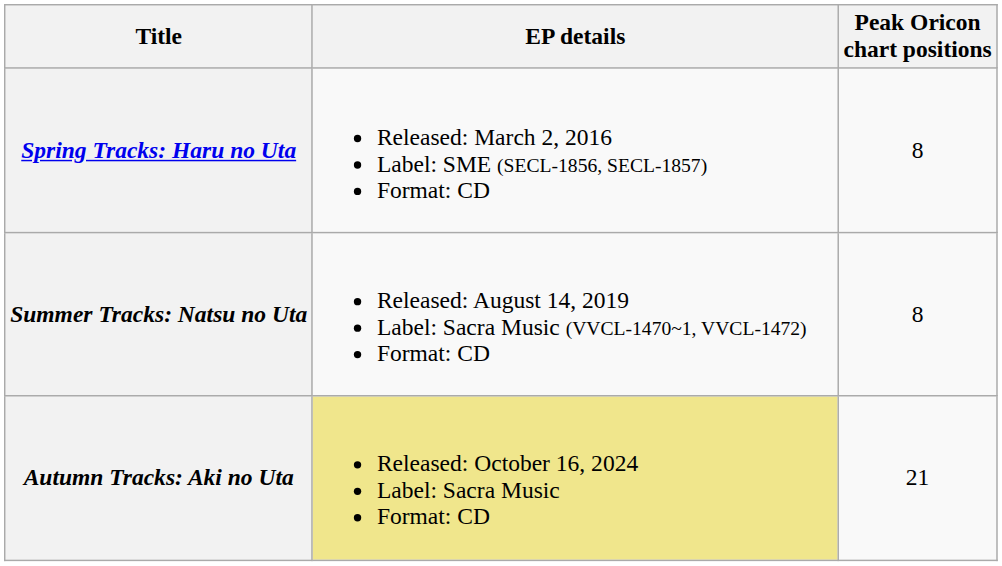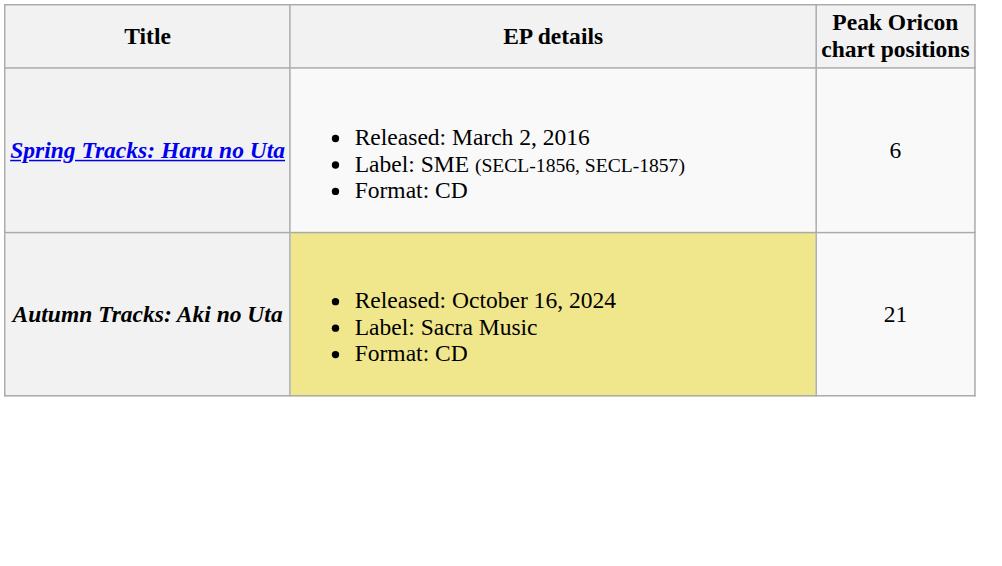(918, 150) 8 -> (895, 150) 6
- row: (159, 313)
